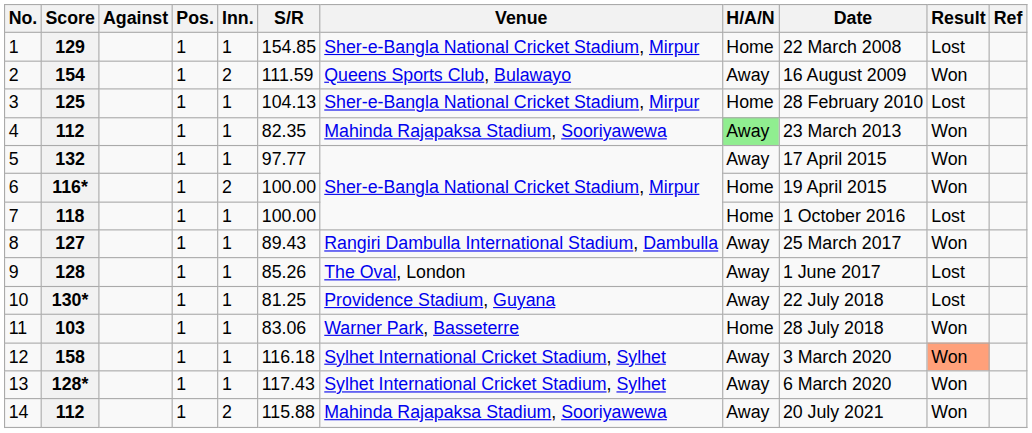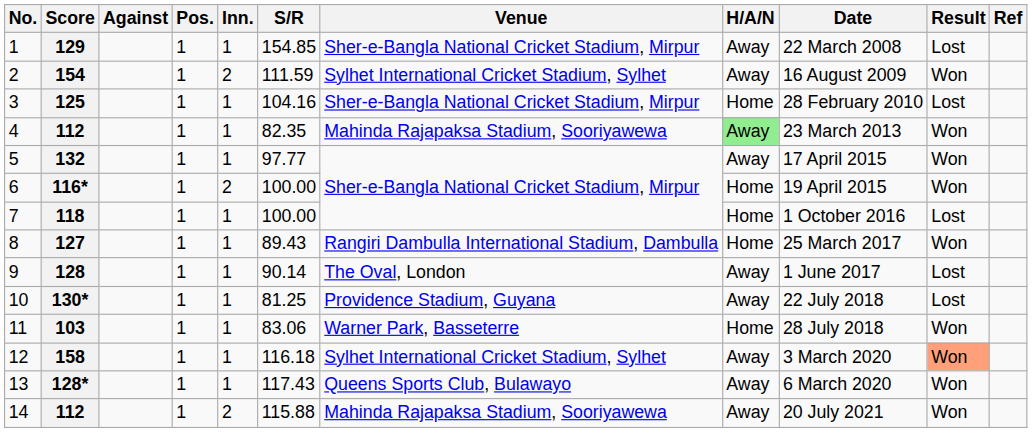(750, 46) Home -> (748, 46) Away
(448, 74) Queens Sports Club, Bulawayo -> (495, 74) Sylhet International Cricket Stadium, Sylhet
(289, 103) 104.13 -> (289, 103) 104.16
(748, 243) Away -> (750, 243) Home
(284, 272) 85.26 -> (284, 272) 90.14
(495, 384) Sylhet International Cricket Stadium, Sylhet -> (448, 384) Queens Sports Club, Bulawayo
